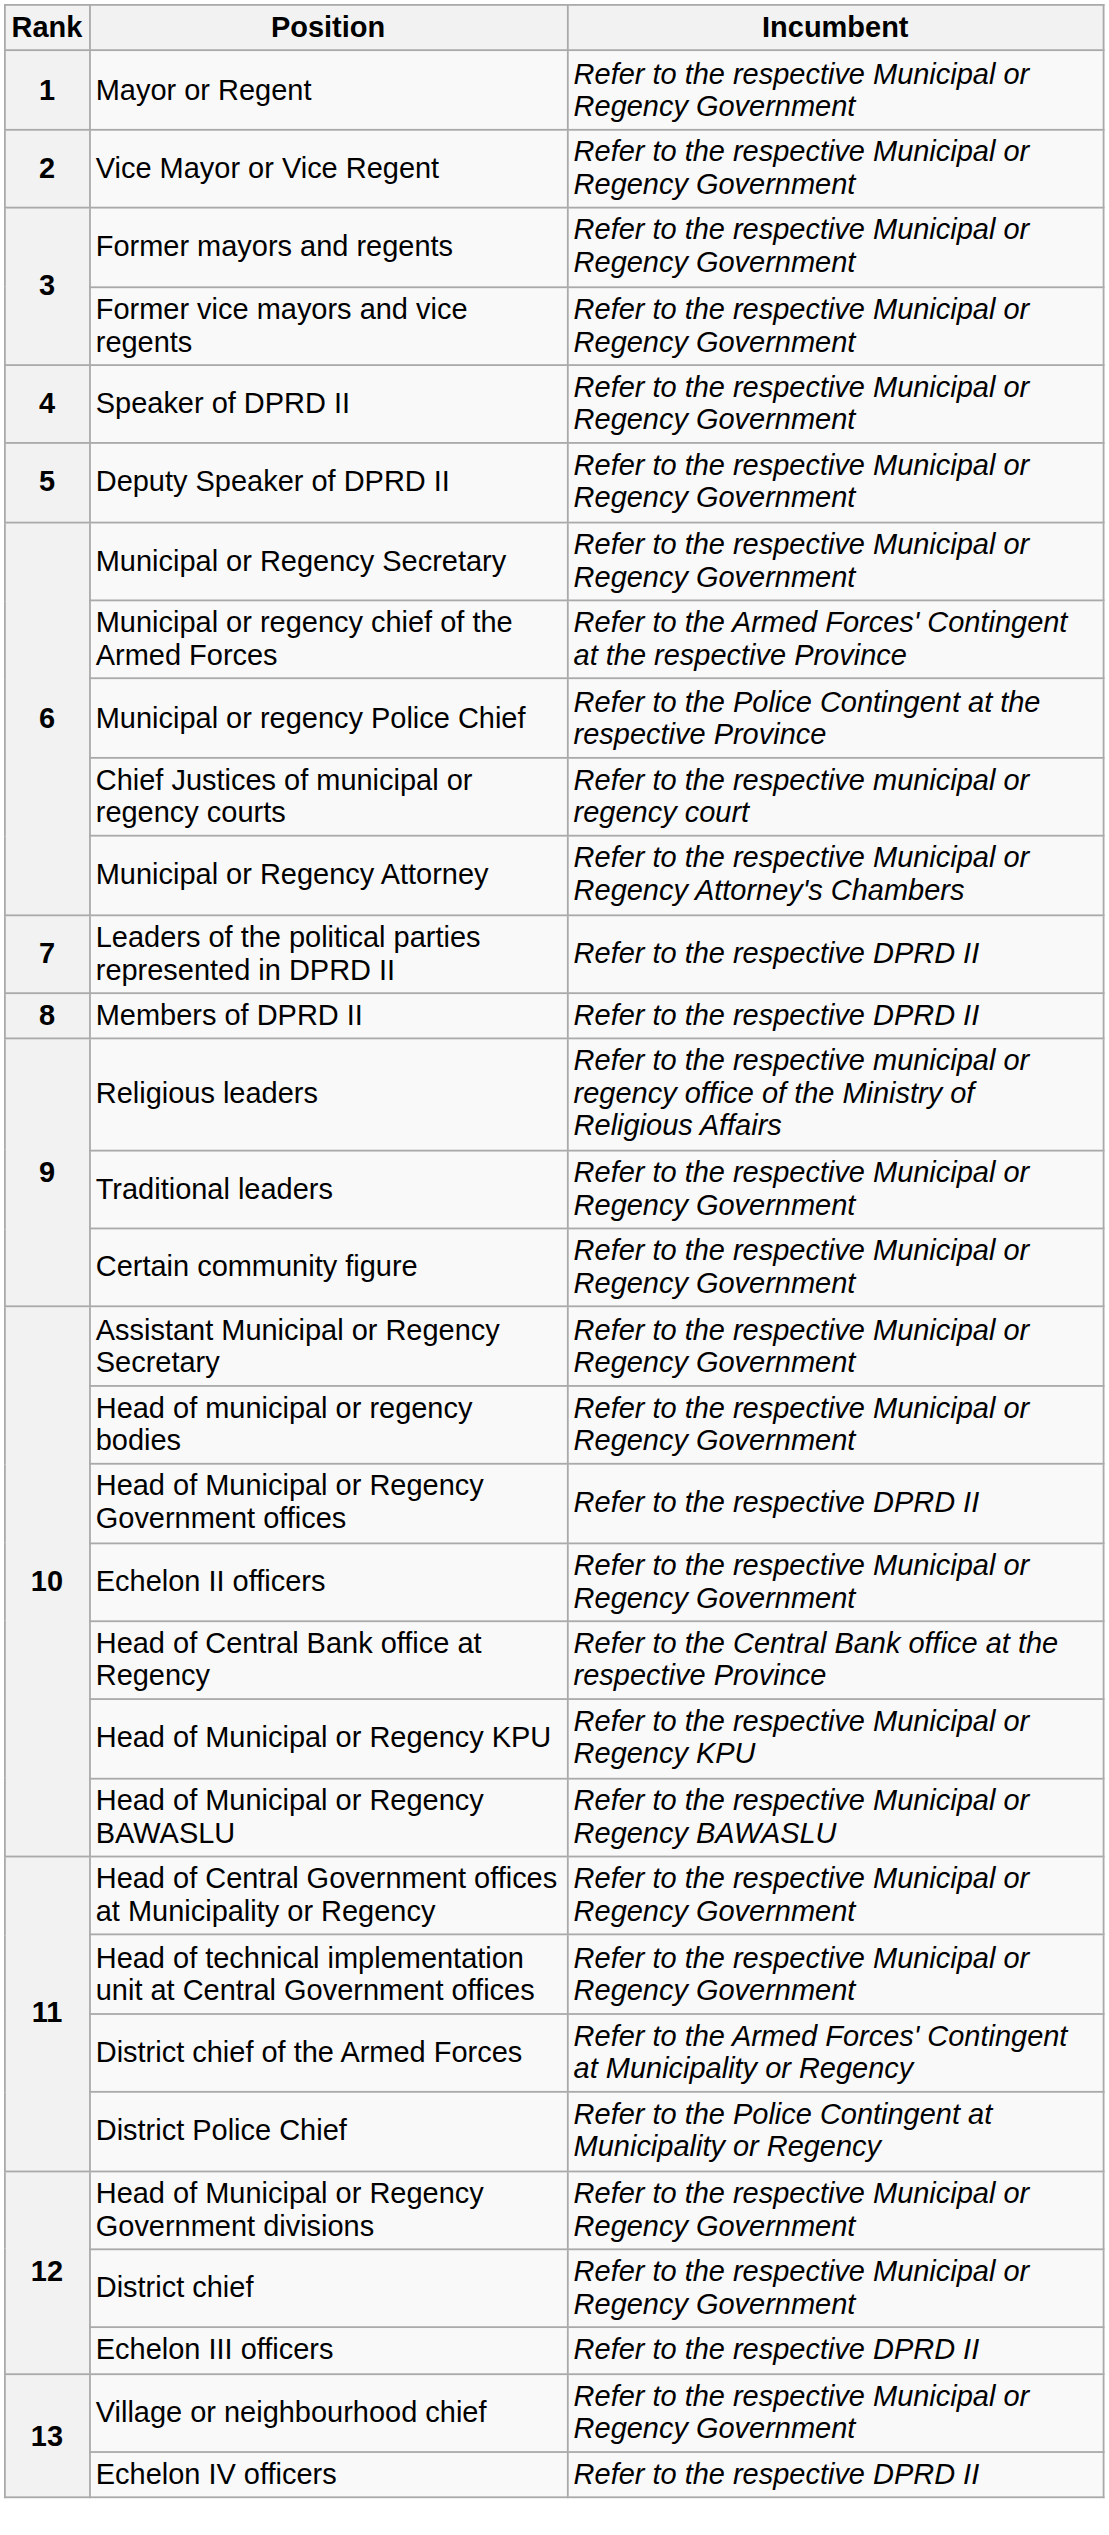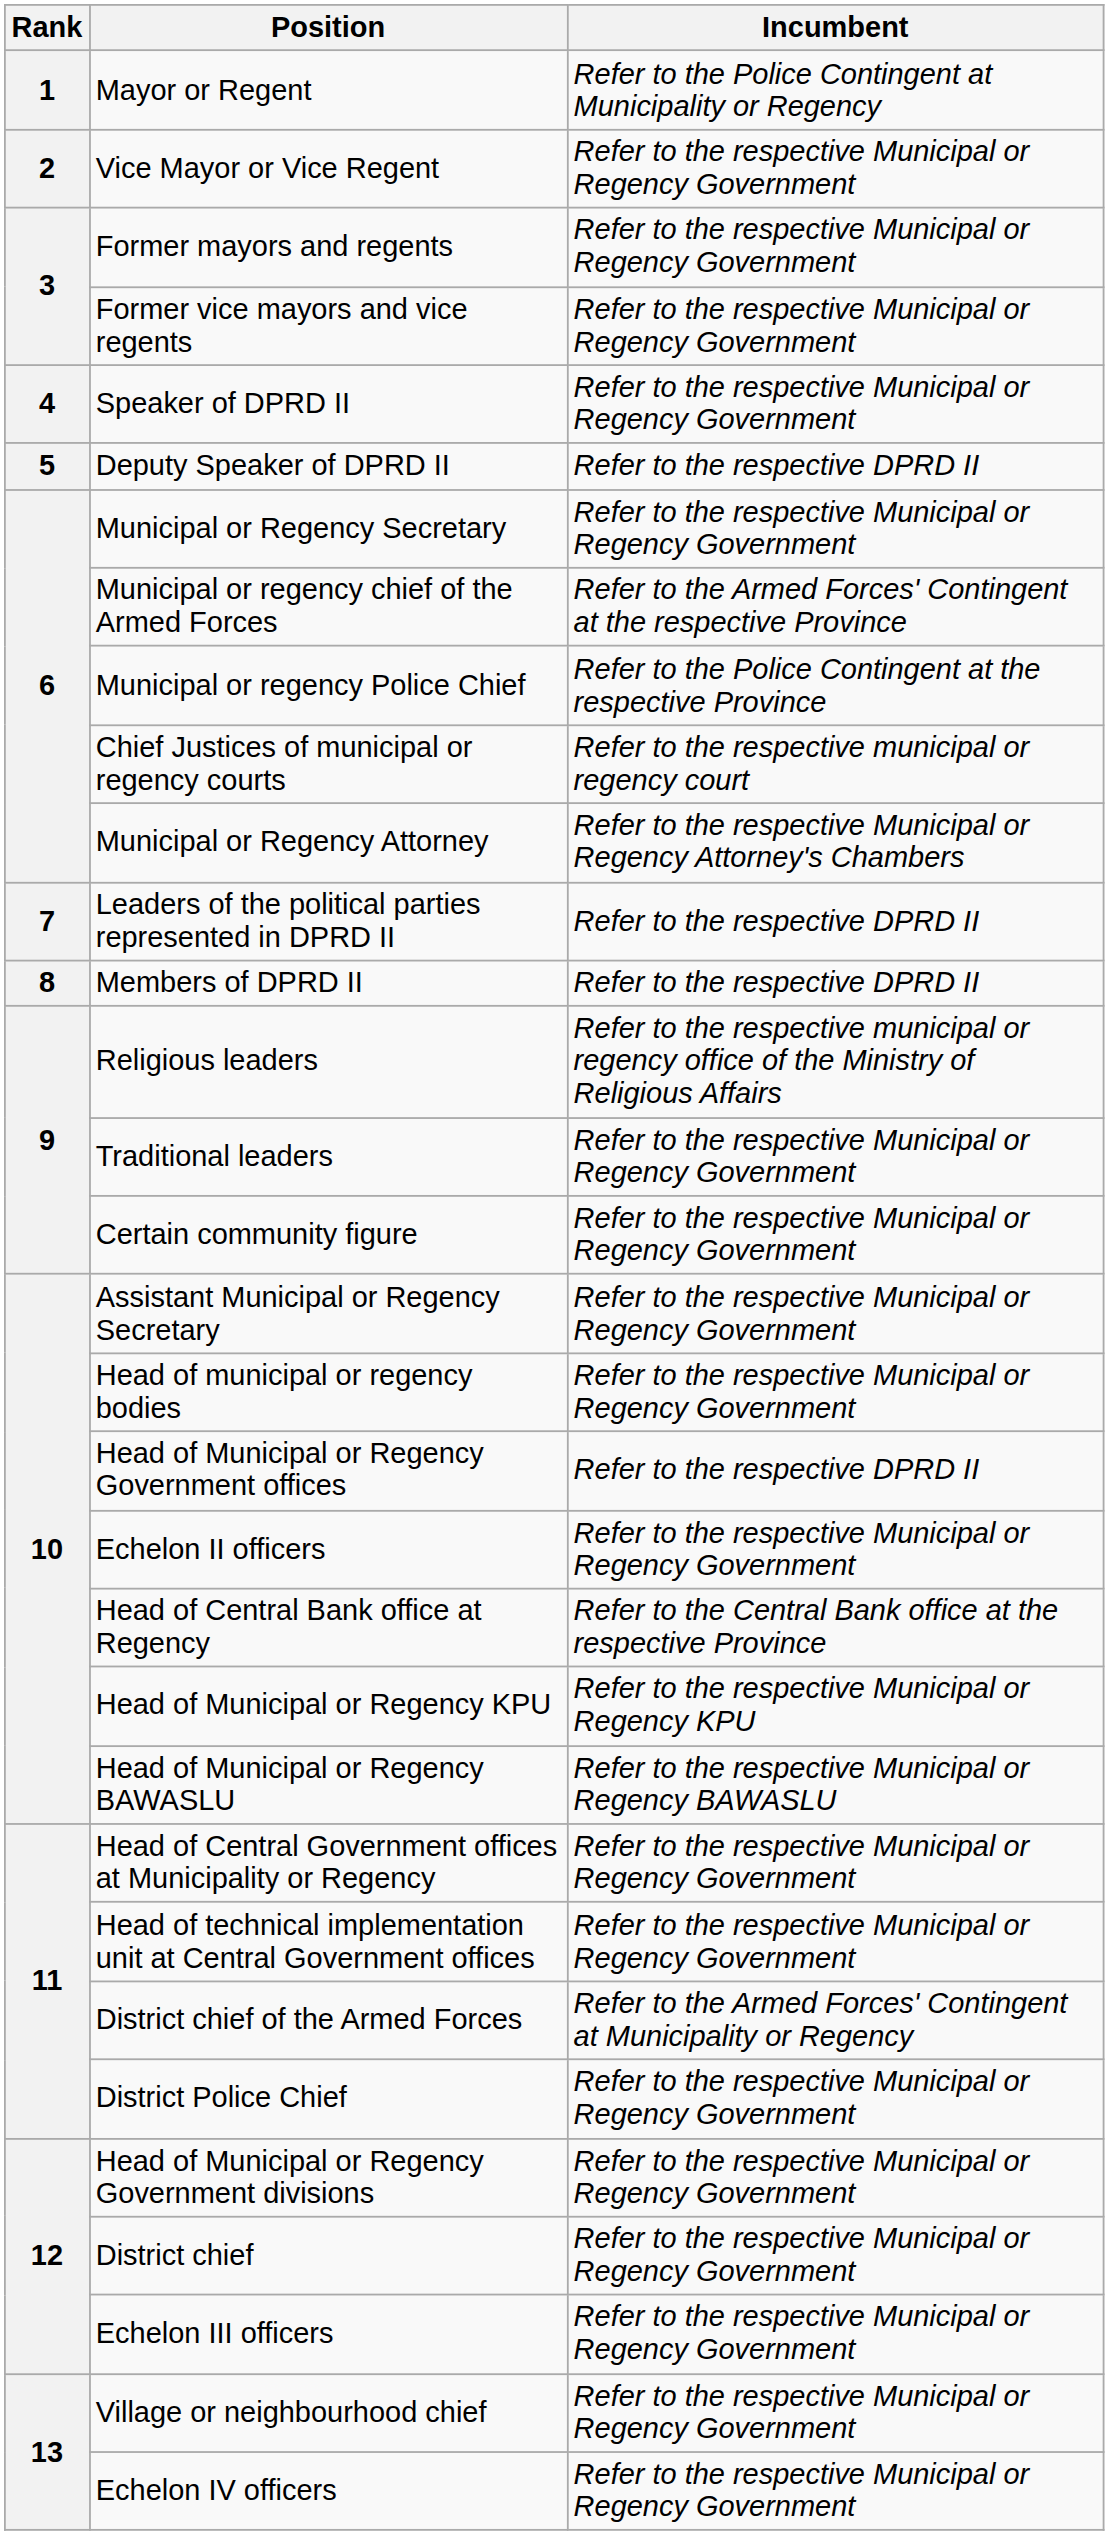(801, 89) Refer to the respective Municipal or Regency Government -> (783, 89) Refer to the Police Contingent at Municipality or Regency
(801, 482) Refer to the respective Municipal or Regency Government -> (776, 465) Refer to the respective DPRD II
(783, 2130) Refer to the Police Contingent at Municipality or Regency -> (801, 2098) Refer to the respective Municipal or Regency Government
(776, 2350) Refer to the respective DPRD II -> (801, 2333) Refer to the respective Municipal or Regency Government
(776, 2474) Refer to the respective DPRD II -> (801, 2490) Refer to the respective Municipal or Regency Government
